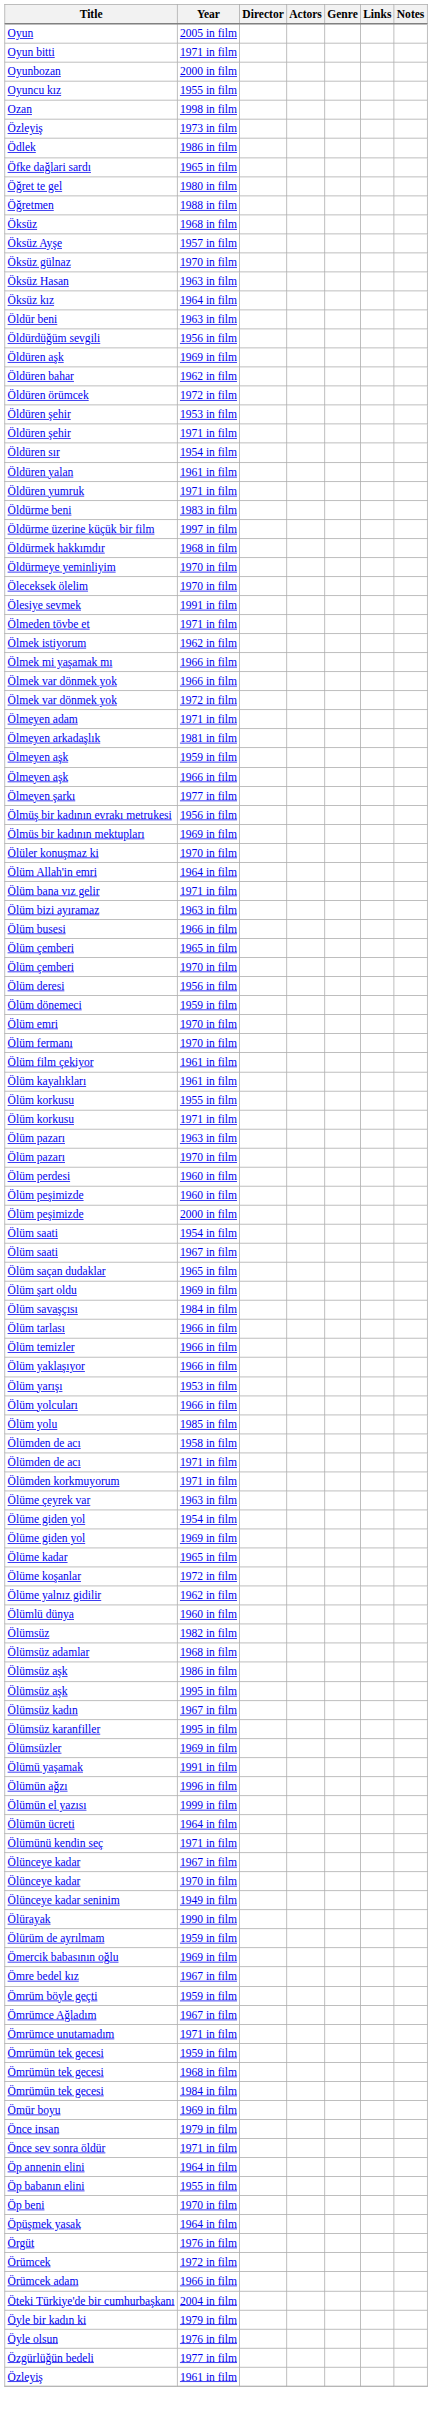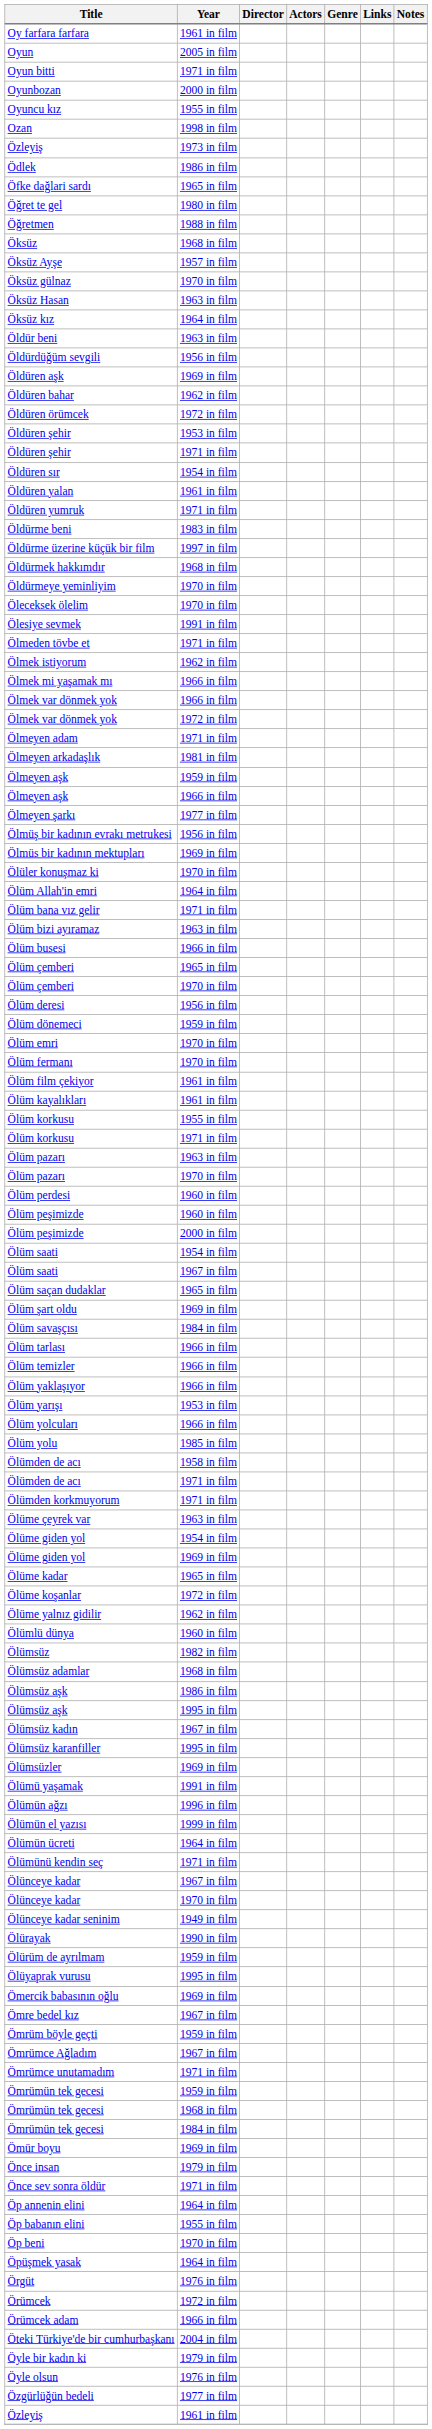+ row: (48, 33)
+ row: (49, 1976)
